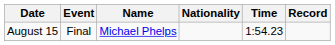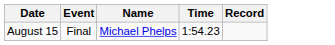- column: (211, 13)
